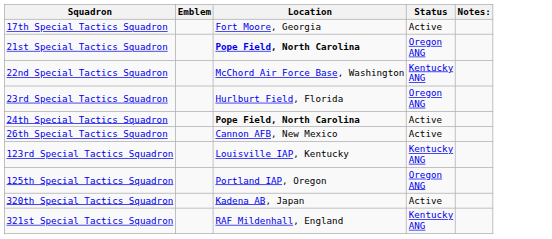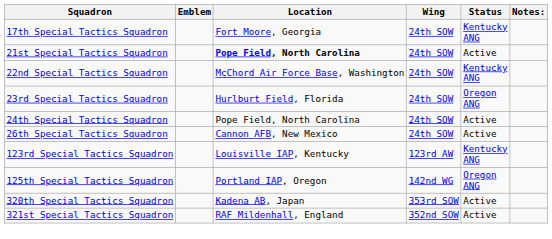+ column: (434, 12)
(425, 27) Active -> (485, 32) Kentucky ANG
(425, 47) Oregon ANG -> (480, 53) Active
(288, 119) bold -> (288, 119) normal
(431, 221) Kentucky ANG -> (480, 216) Active
